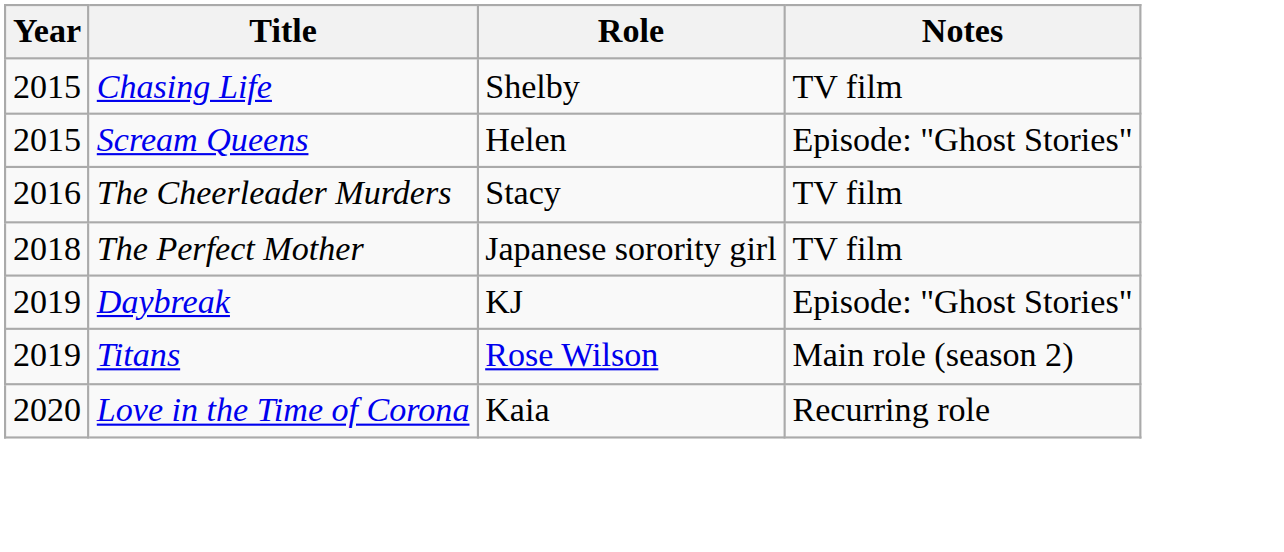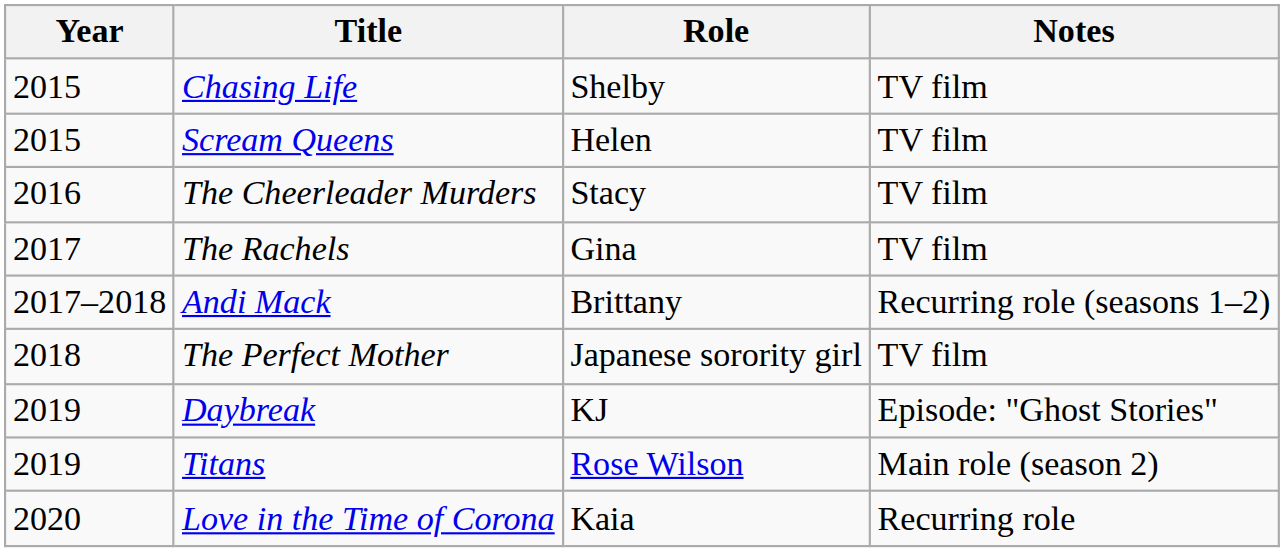(963, 139) Episode: "Ghost Stories" -> (933, 139) TV film
+ row: (266, 247)
+ row: (256, 301)
